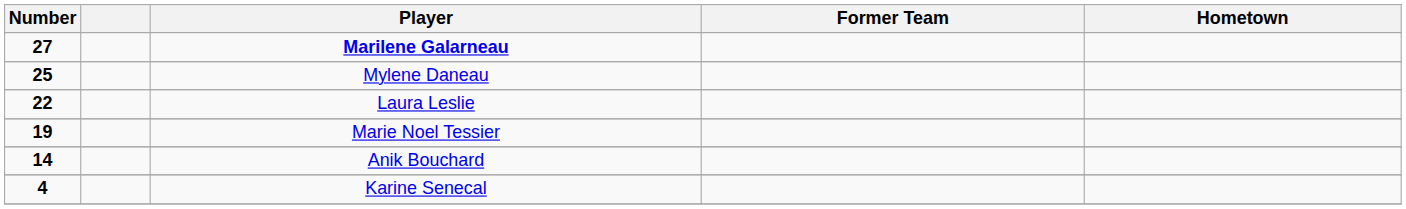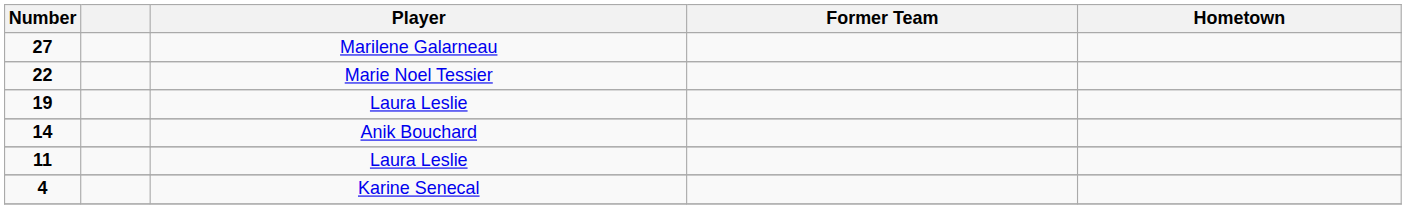(426, 47) bold -> (419, 47) normal
- row: (43, 75)
(426, 103) Laura Leslie -> (419, 75) Marie Noel Tessier
(426, 132) Marie Noel Tessier -> (419, 103) Laura Leslie
+ row: (43, 160)
